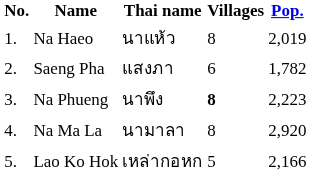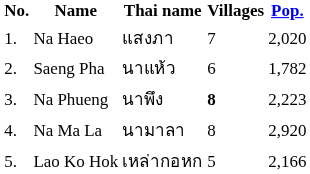(149, 38) นาแห้ว -> (148, 38) แสงภา
(211, 37) 8 -> (211, 37) 7
(287, 37) 2,019 -> (287, 37) 2,020
(148, 68) แสงภา -> (149, 68) นาแห้ว
